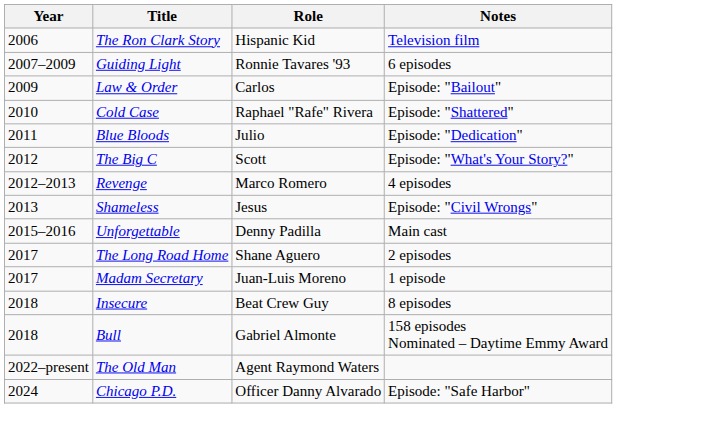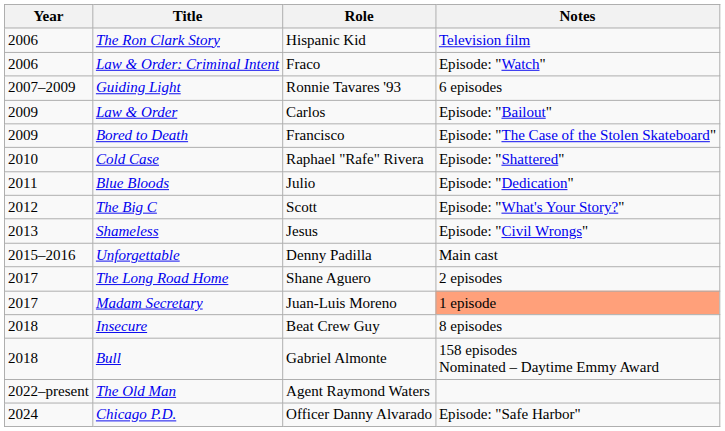+ row: (188, 64)
+ row: (142, 135)
- row: (121, 183)
(417, 278) no background -> (468, 302) lightsalmon background
